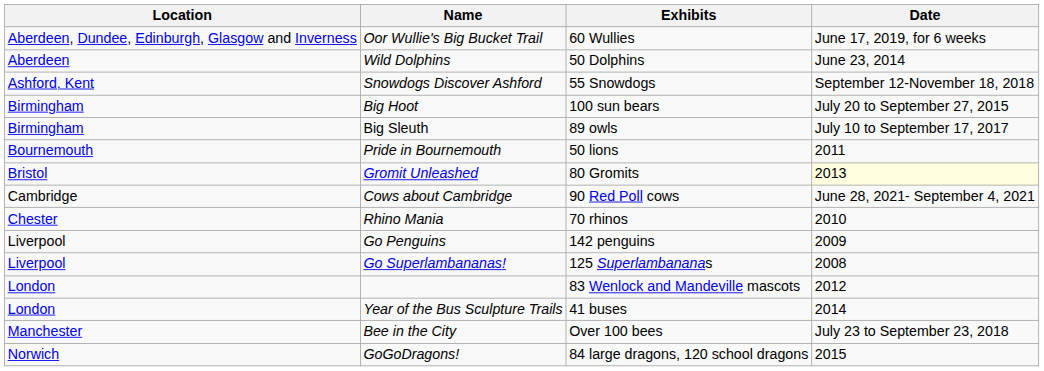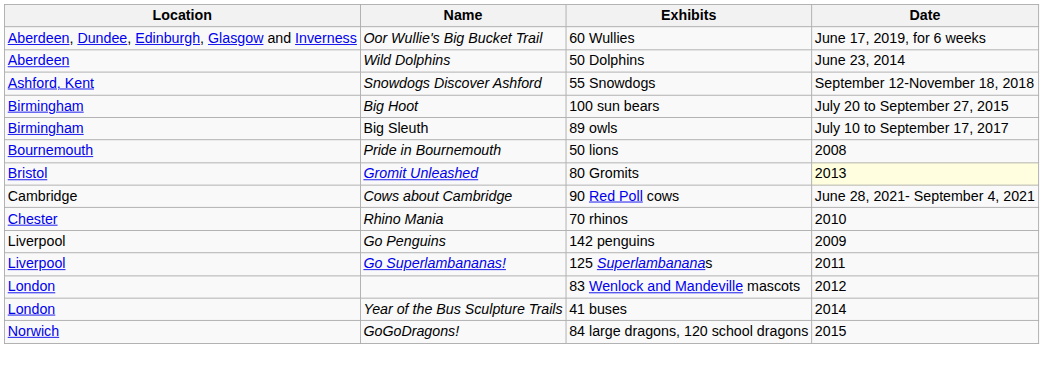(830, 151) 2011 -> (831, 151) 2008
(831, 264) 2008 -> (830, 264) 2011
- row: (410, 331)
